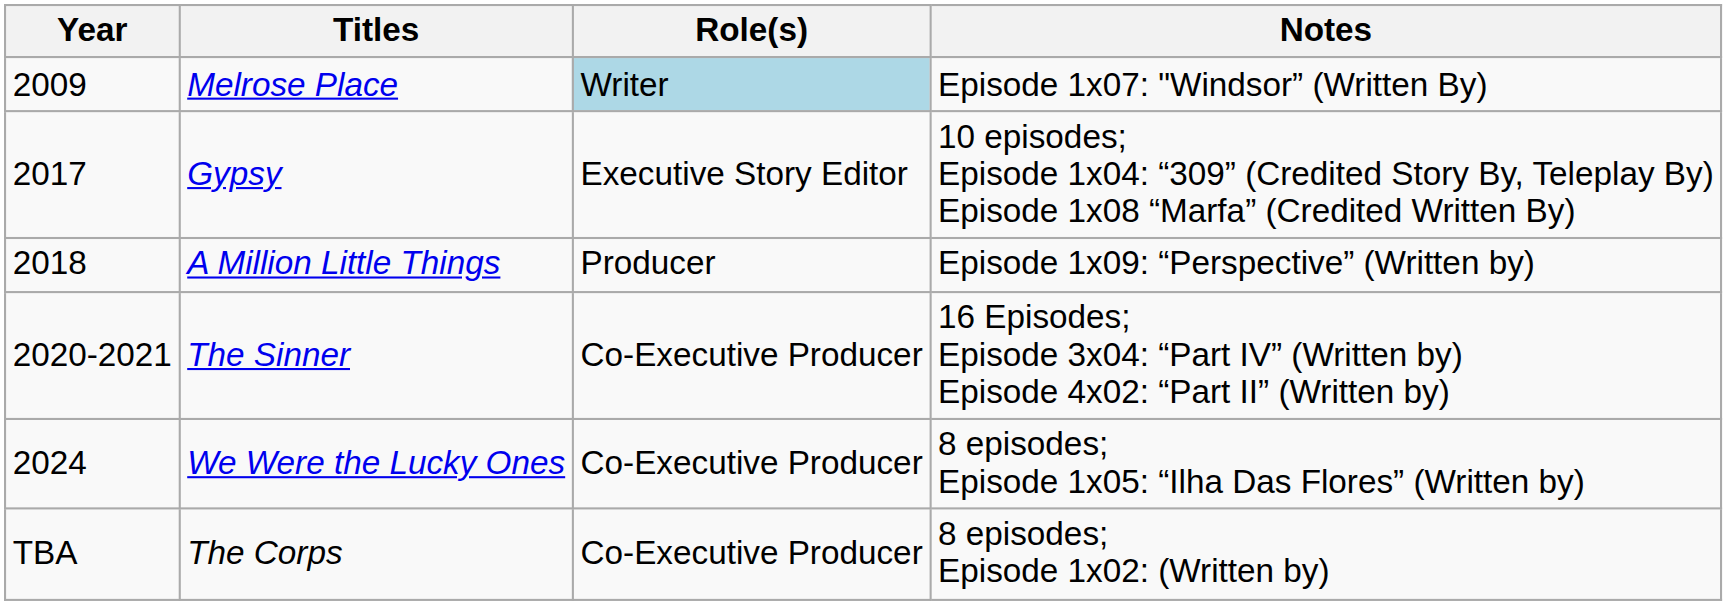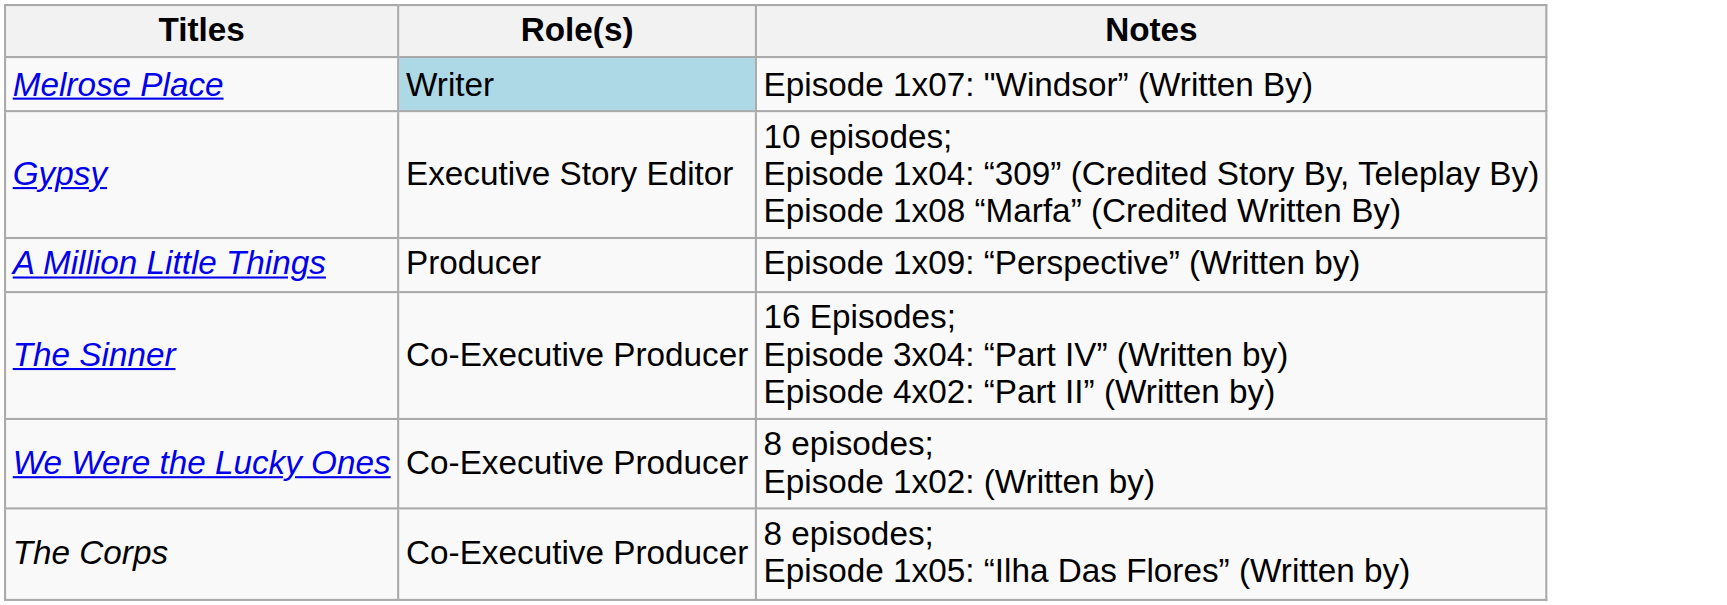- column: (92, 30)
(1261, 463) 8 episodes; Episode 1x05: “Ilha Das Flores” (Written by) -> (959, 463) 8 episodes; Episode 1x02: (Written by)
(1134, 553) 8 episodes; Episode 1x02: (Written by) -> (1087, 553) 8 episodes; Episode 1x05: “Ilha Das Flores” (Written by)
